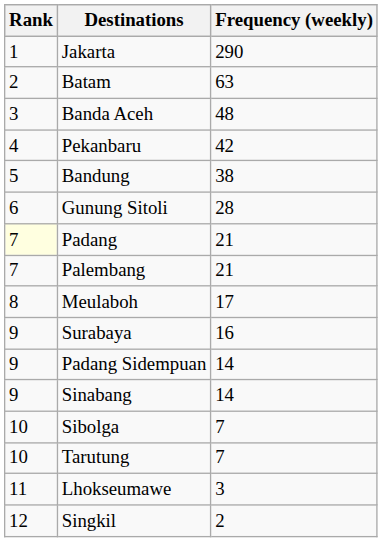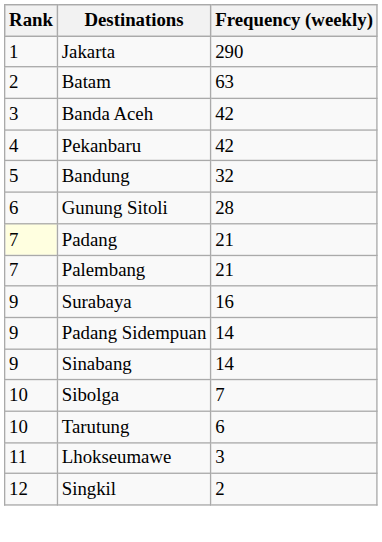(225, 114) 48 -> (225, 114) 42
(225, 176) 38 -> (225, 176) 32
- row: (100, 301)
(220, 458) 7 -> (220, 426) 6
